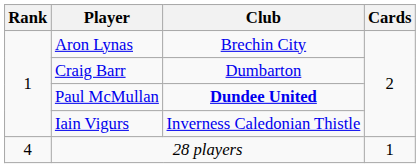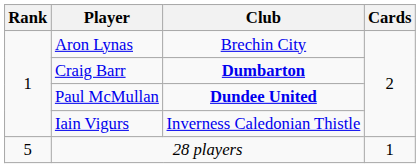(263, 70) normal -> (263, 70) bold
(28, 149) 4 -> (28, 149) 5
